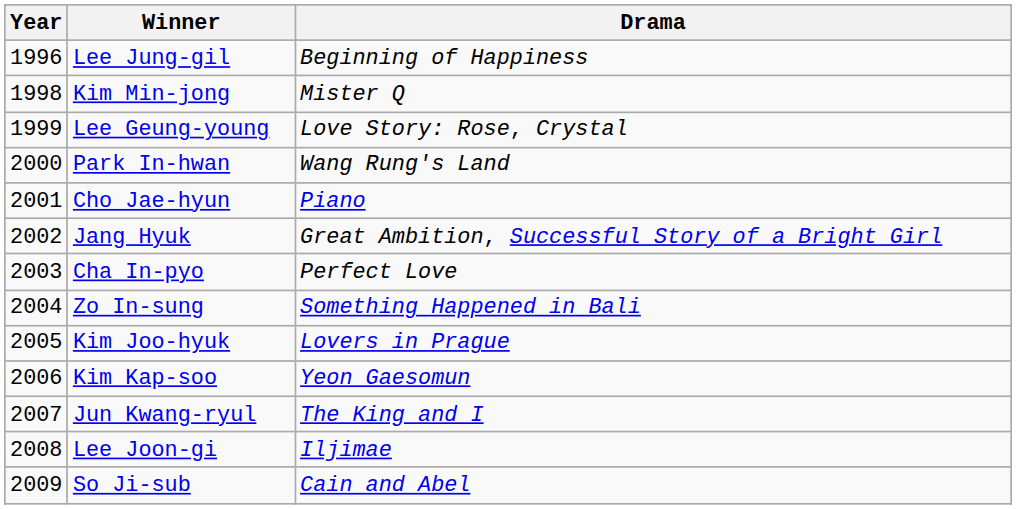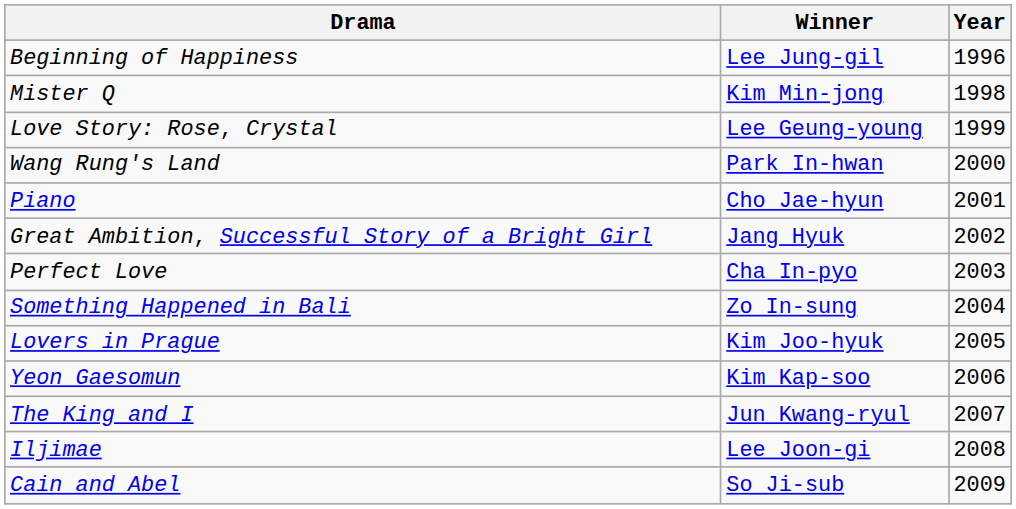columns swapped: (36, 23) <-> (653, 23)
